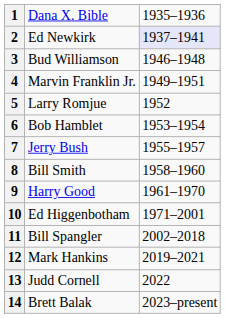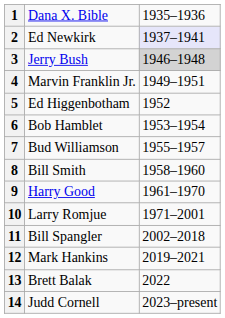(73, 59) Bud Williamson -> (58, 59) Jerry Bush
(174, 59) no background -> (174, 59) lightgrey background
(67, 103) Larry Romjue -> (79, 103) Ed Higgenbotham
(58, 147) Jerry Bush -> (73, 147) Bud Williamson
(79, 214) Ed Higgenbotham -> (67, 214) Larry Romjue
(64, 280) Judd Cornell -> (60, 280) Brett Balak
(60, 302) Brett Balak -> (64, 302) Judd Cornell
